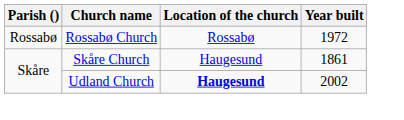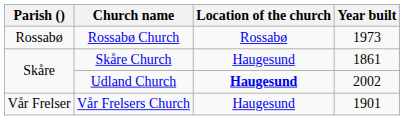(334, 37) 1972 -> (367, 37) 1973
+ row: (134, 103)
